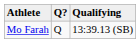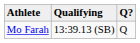columns swapped: (97, 13) <-> (61, 13)
